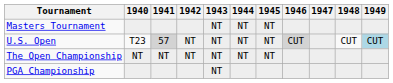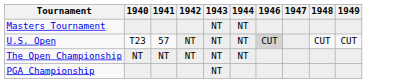- column: (269, 12)
(164, 42) lightgrey background -> (164, 42) no background
(375, 42) lightblue background -> (349, 42) no background
